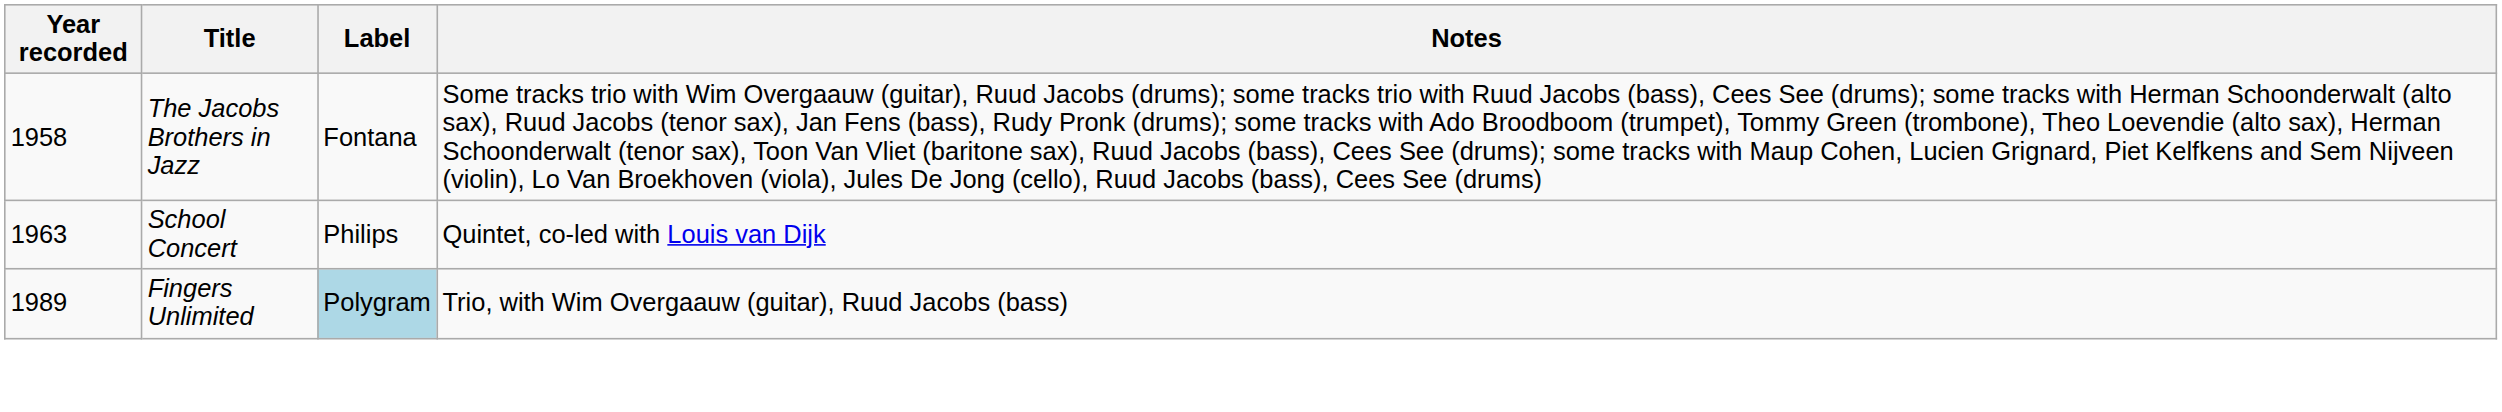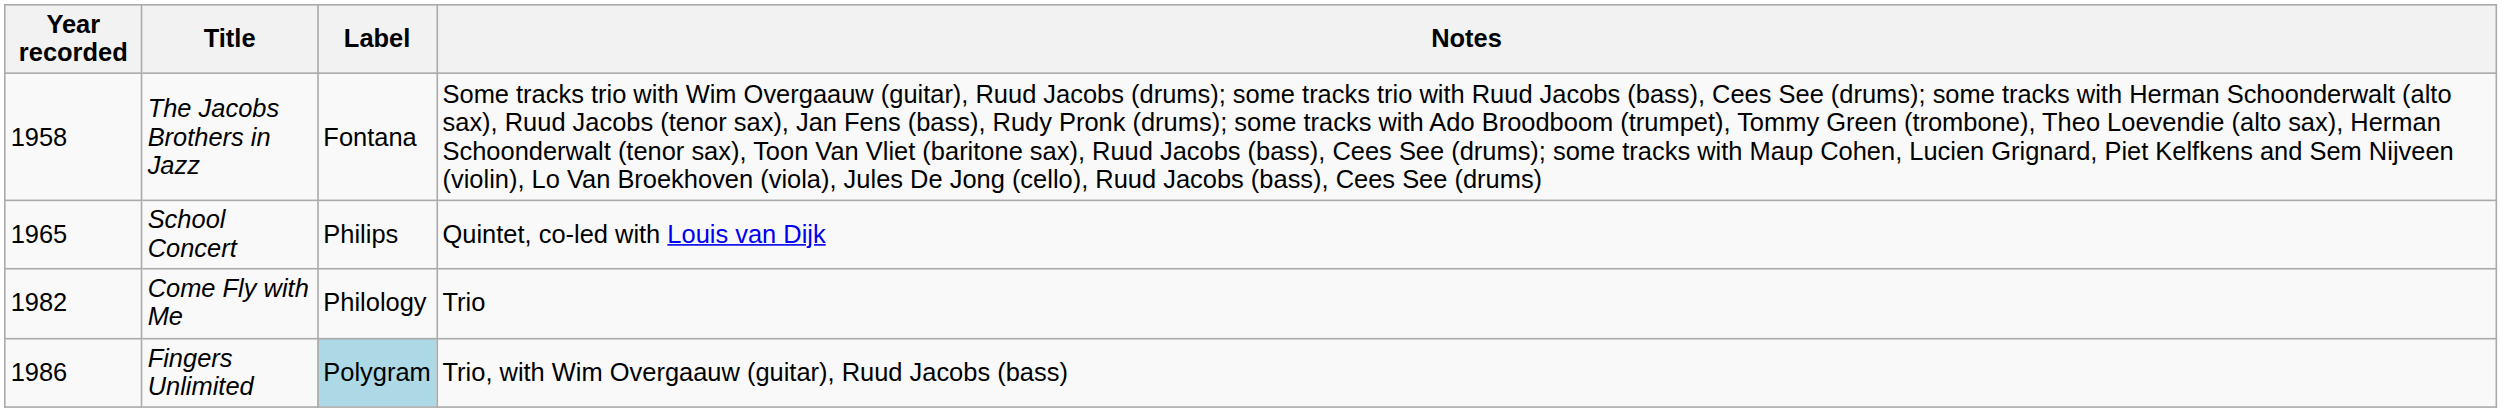(39, 234) 1963 -> (39, 234) 1965
+ row: (228, 303)
(39, 303) 1989 -> (39, 372) 1986
